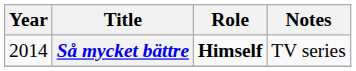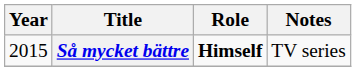(28, 50) 2014 -> (28, 50) 2015
